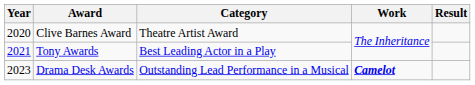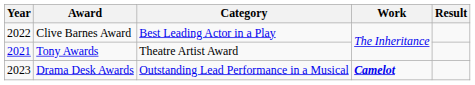(19, 32) 2020 -> (19, 32) 2022
(189, 32) Theatre Artist Award -> (207, 32) Best Leading Actor in a Play
(207, 51) Best Leading Actor in a Play -> (189, 51) Theatre Artist Award
